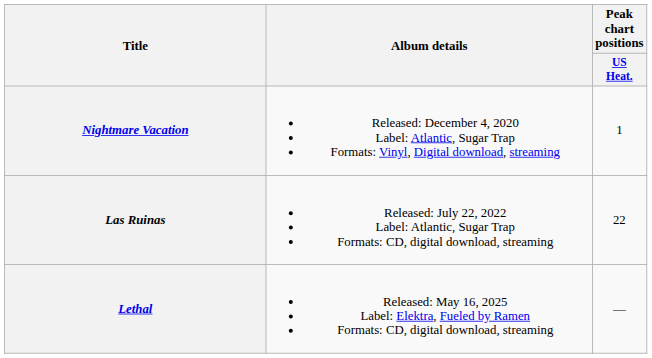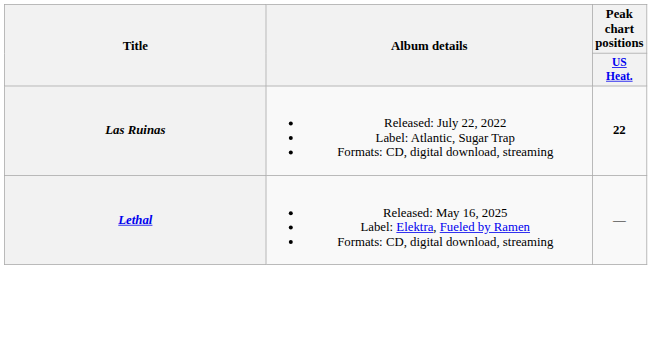- row: (135, 130)
(619, 219) normal -> (619, 130) bold
